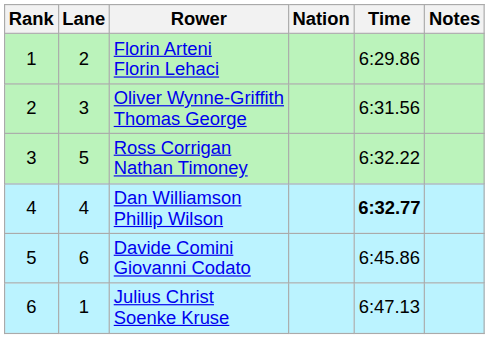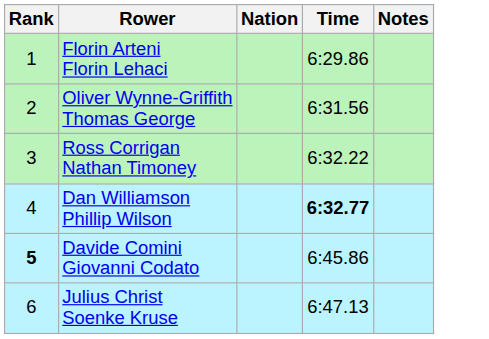- column: (84, 19)
(31, 258) normal -> (31, 258) bold
